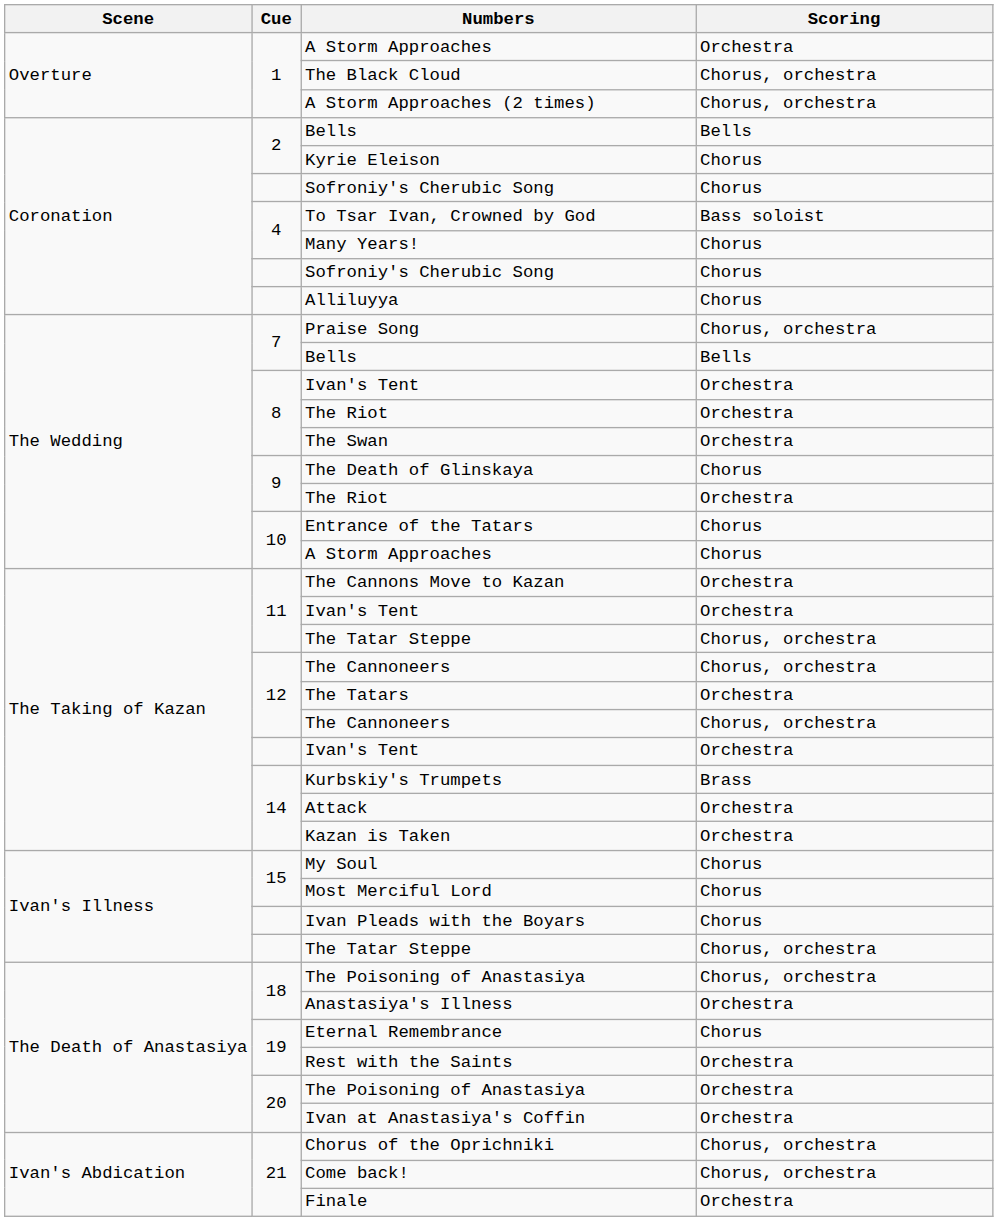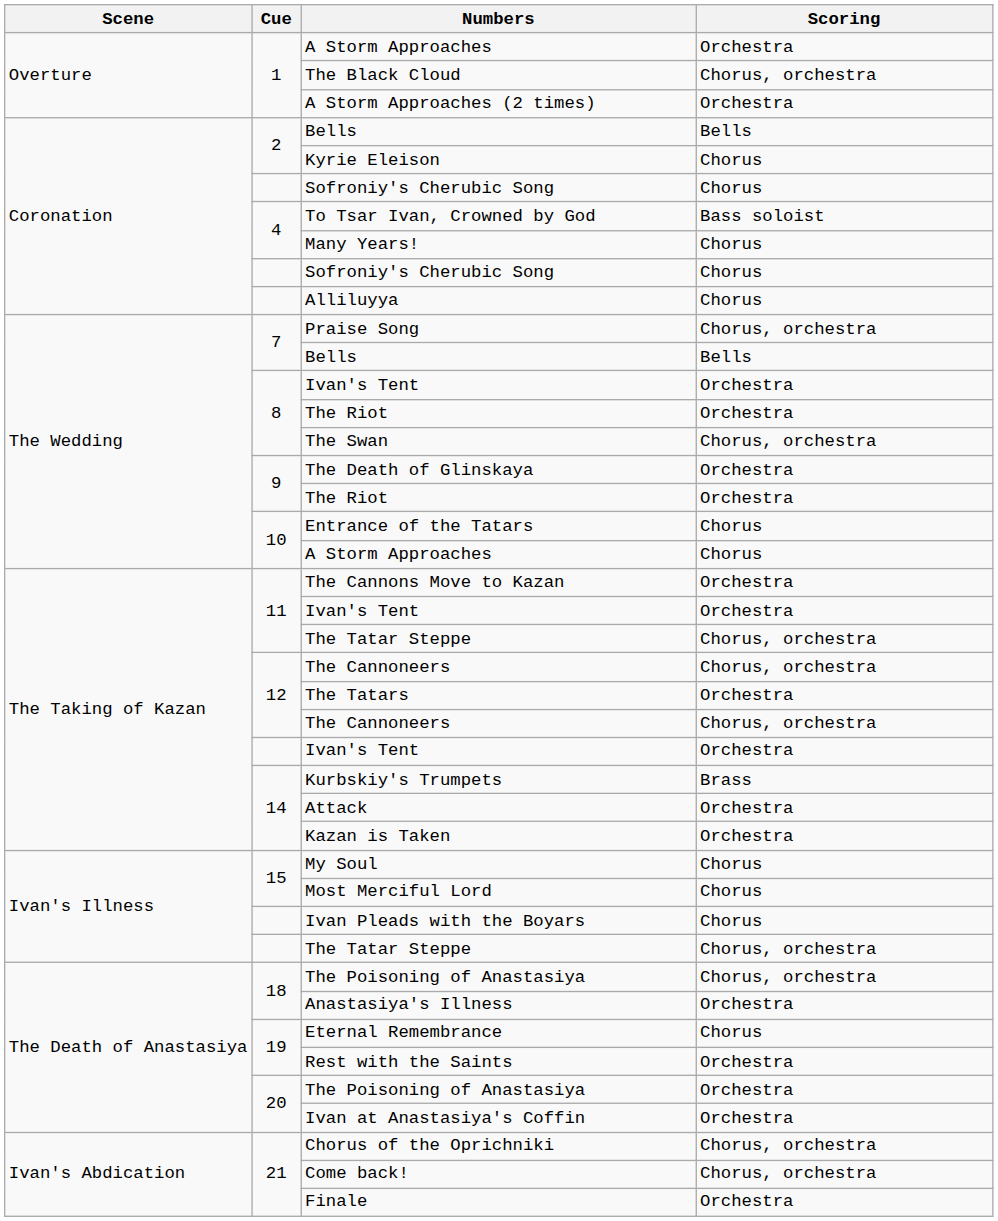(788, 103) Chorus, orchestra -> (747, 103) Orchestra
(747, 441) Orchestra -> (788, 441) Chorus, orchestra
(731, 470) Chorus -> (747, 470) Orchestra
